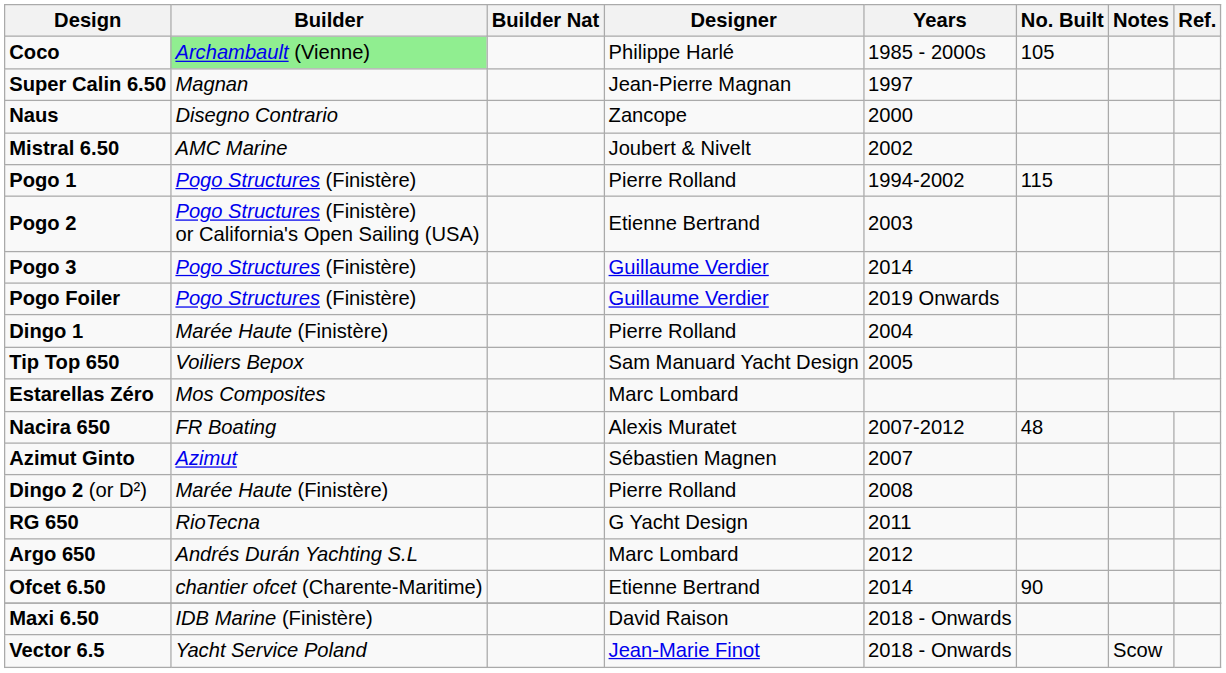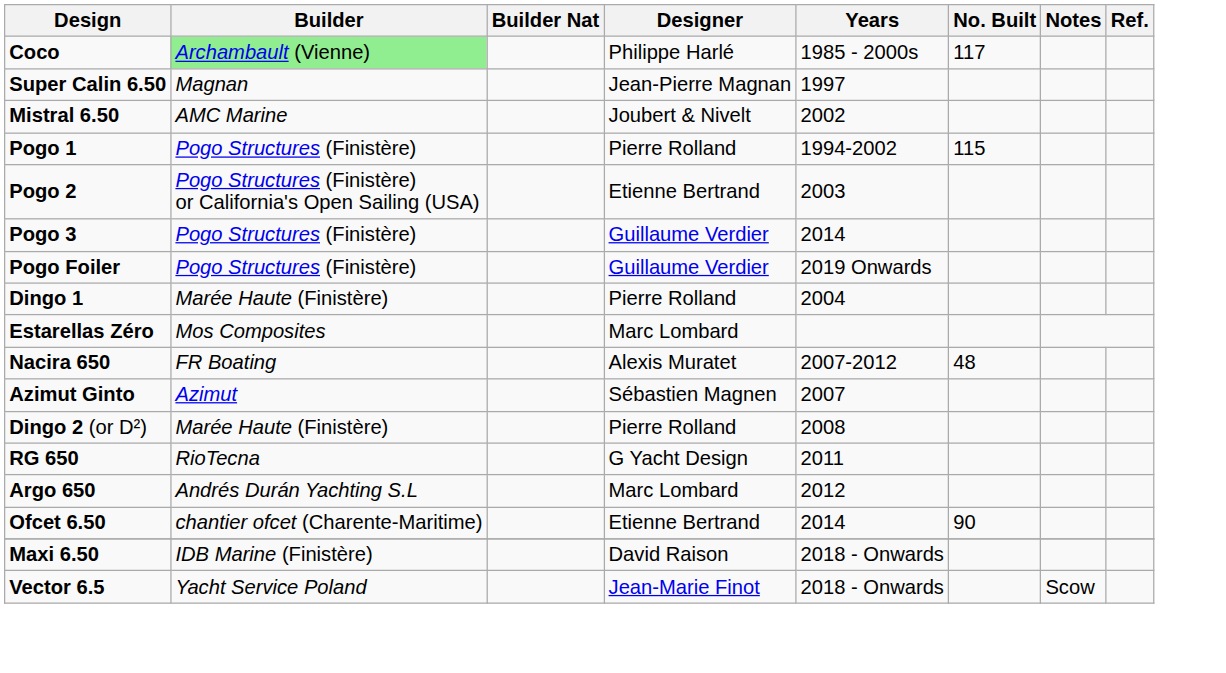(1038, 52) 105 -> (969, 52) 117
- row: (34, 116)
- row: (64, 362)
